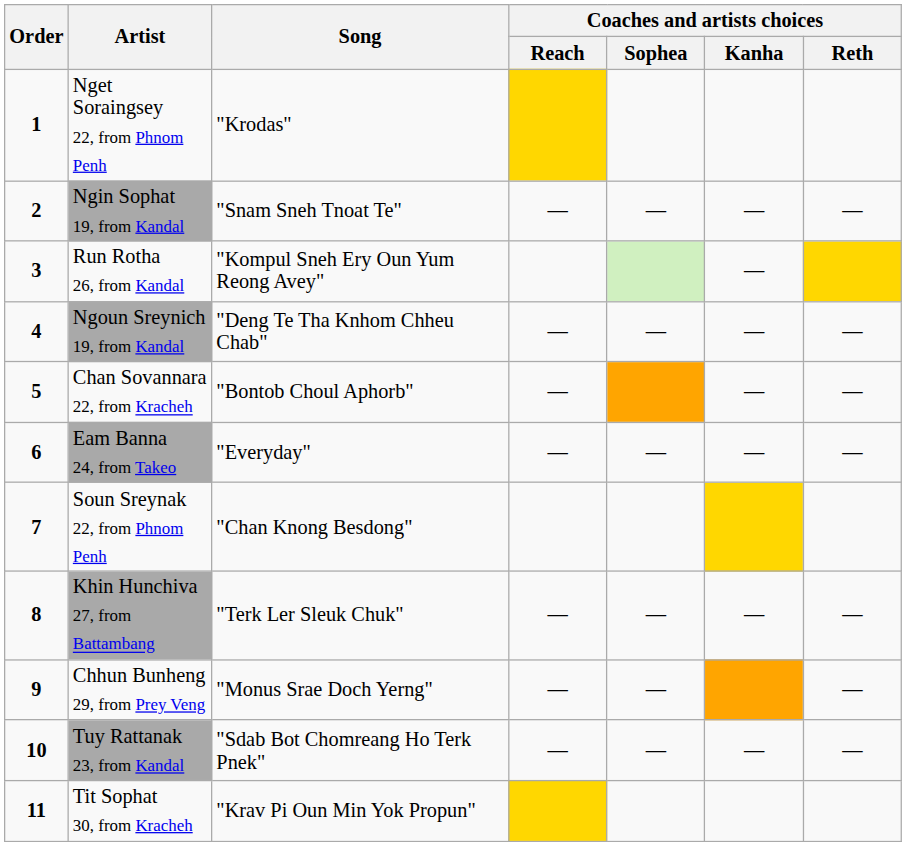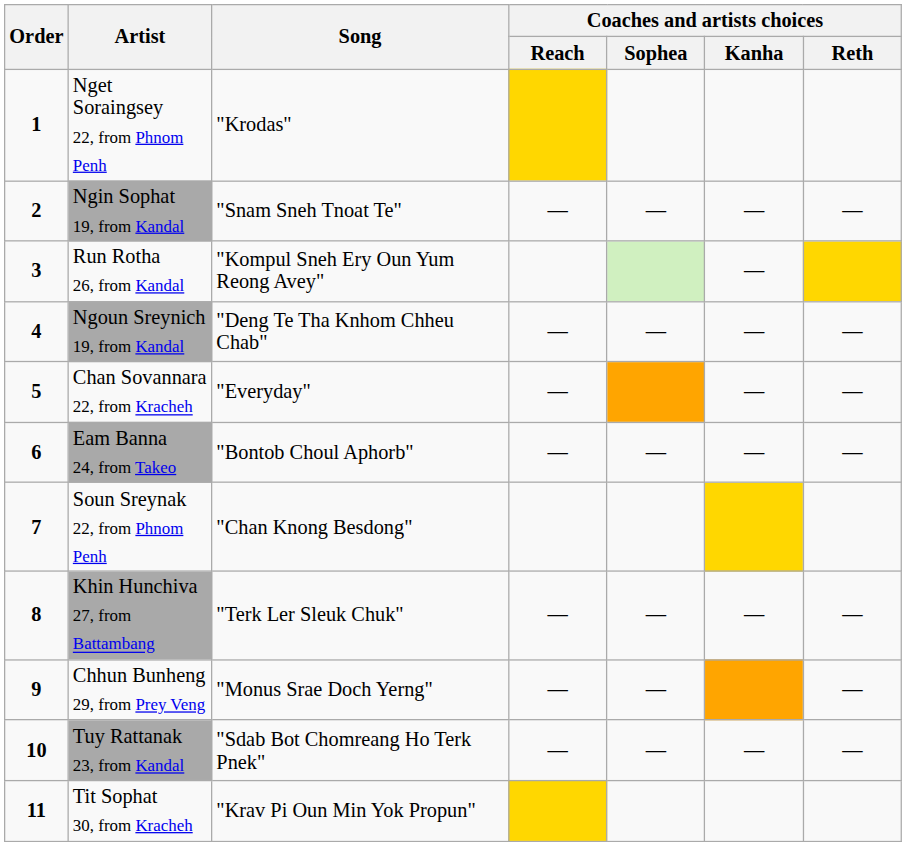(315, 391) "Bontob Choul Aphorb" -> (264, 391) "Everyday"
(264, 452) "Everyday" -> (315, 452) "Bontob Choul Aphorb"
